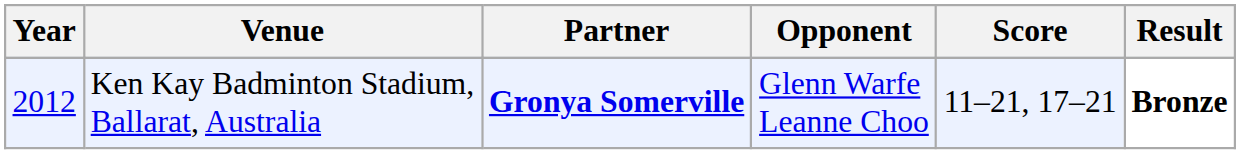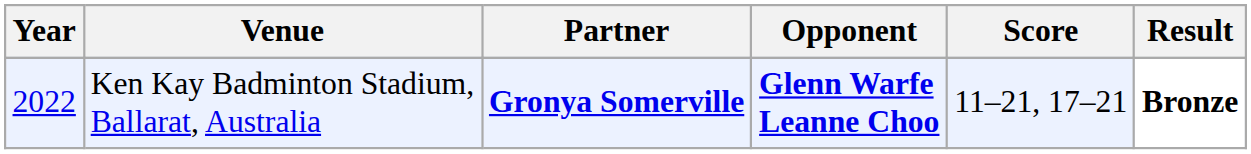(44, 101) 2012 -> (44, 101) 2022
(844, 101) normal -> (849, 101) bold
